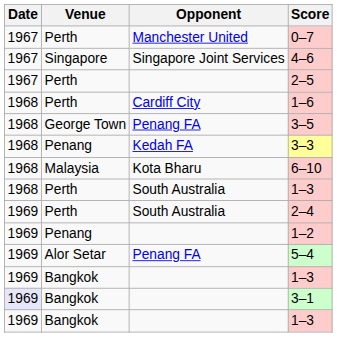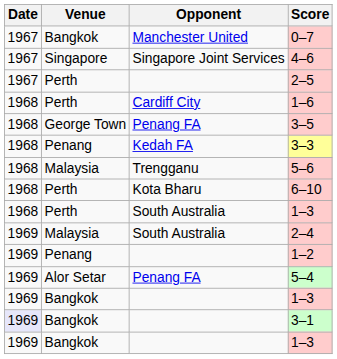(61, 37) Perth -> (71, 37) Bangkok
+ row: (166, 168)
(72, 168) Malaysia -> (61, 189) Perth
(61, 211) Perth -> (72, 233) Malaysia
